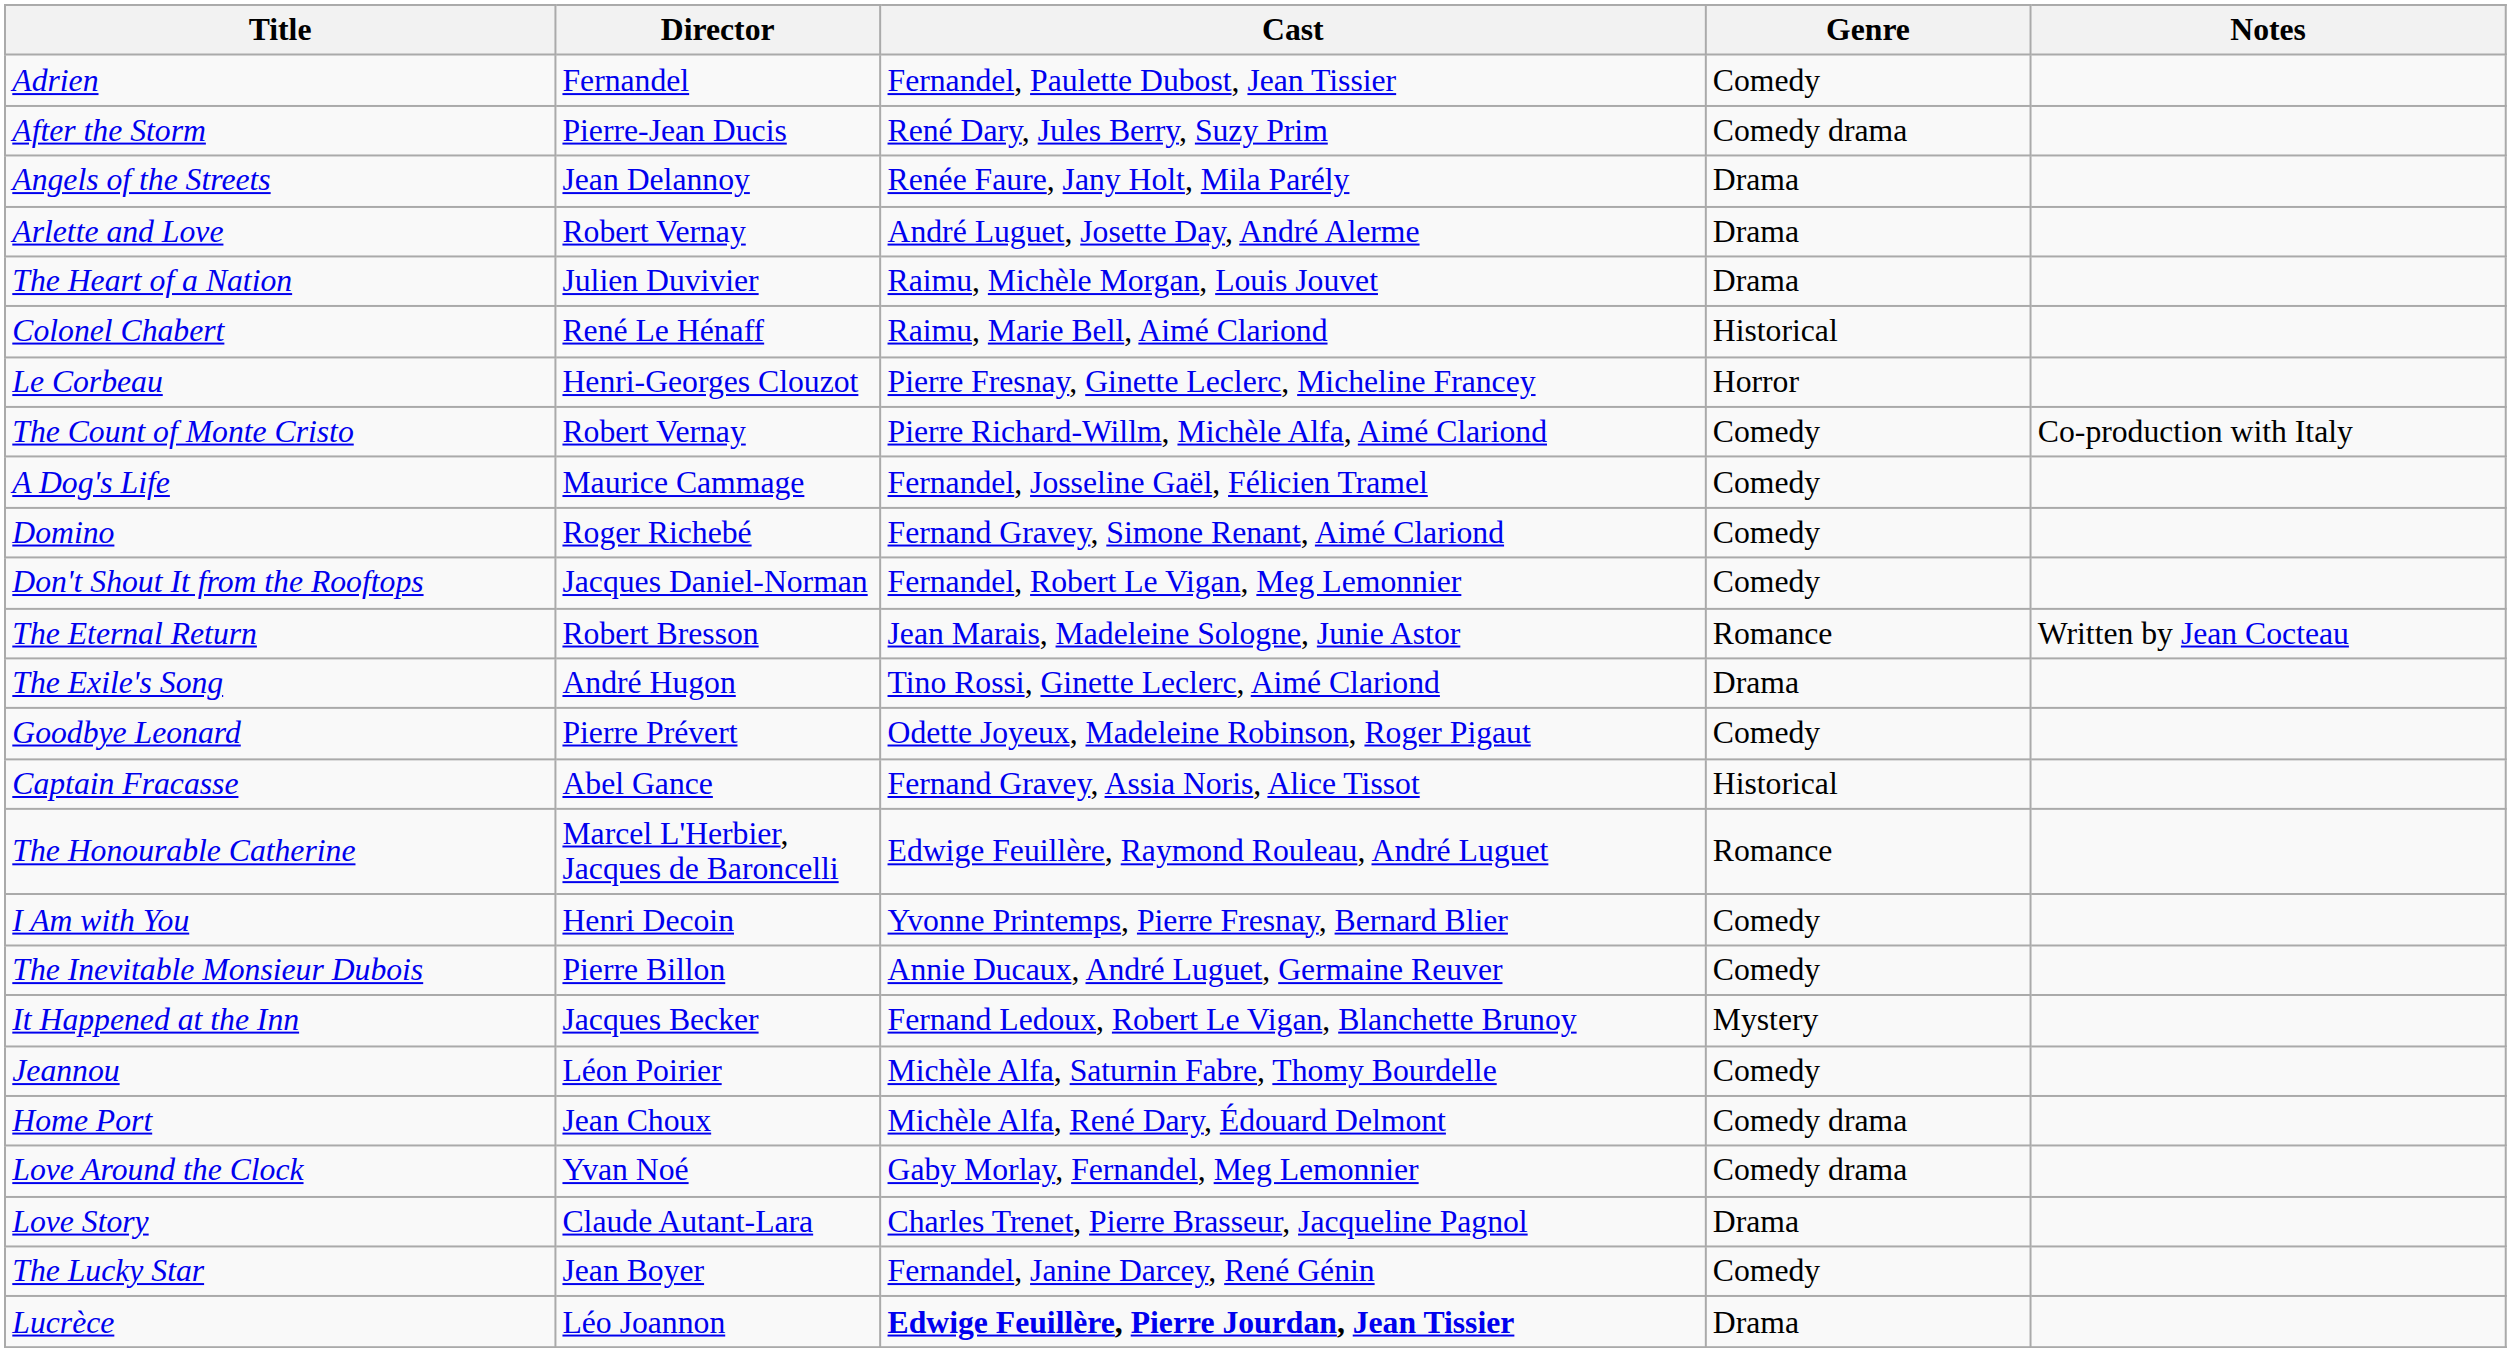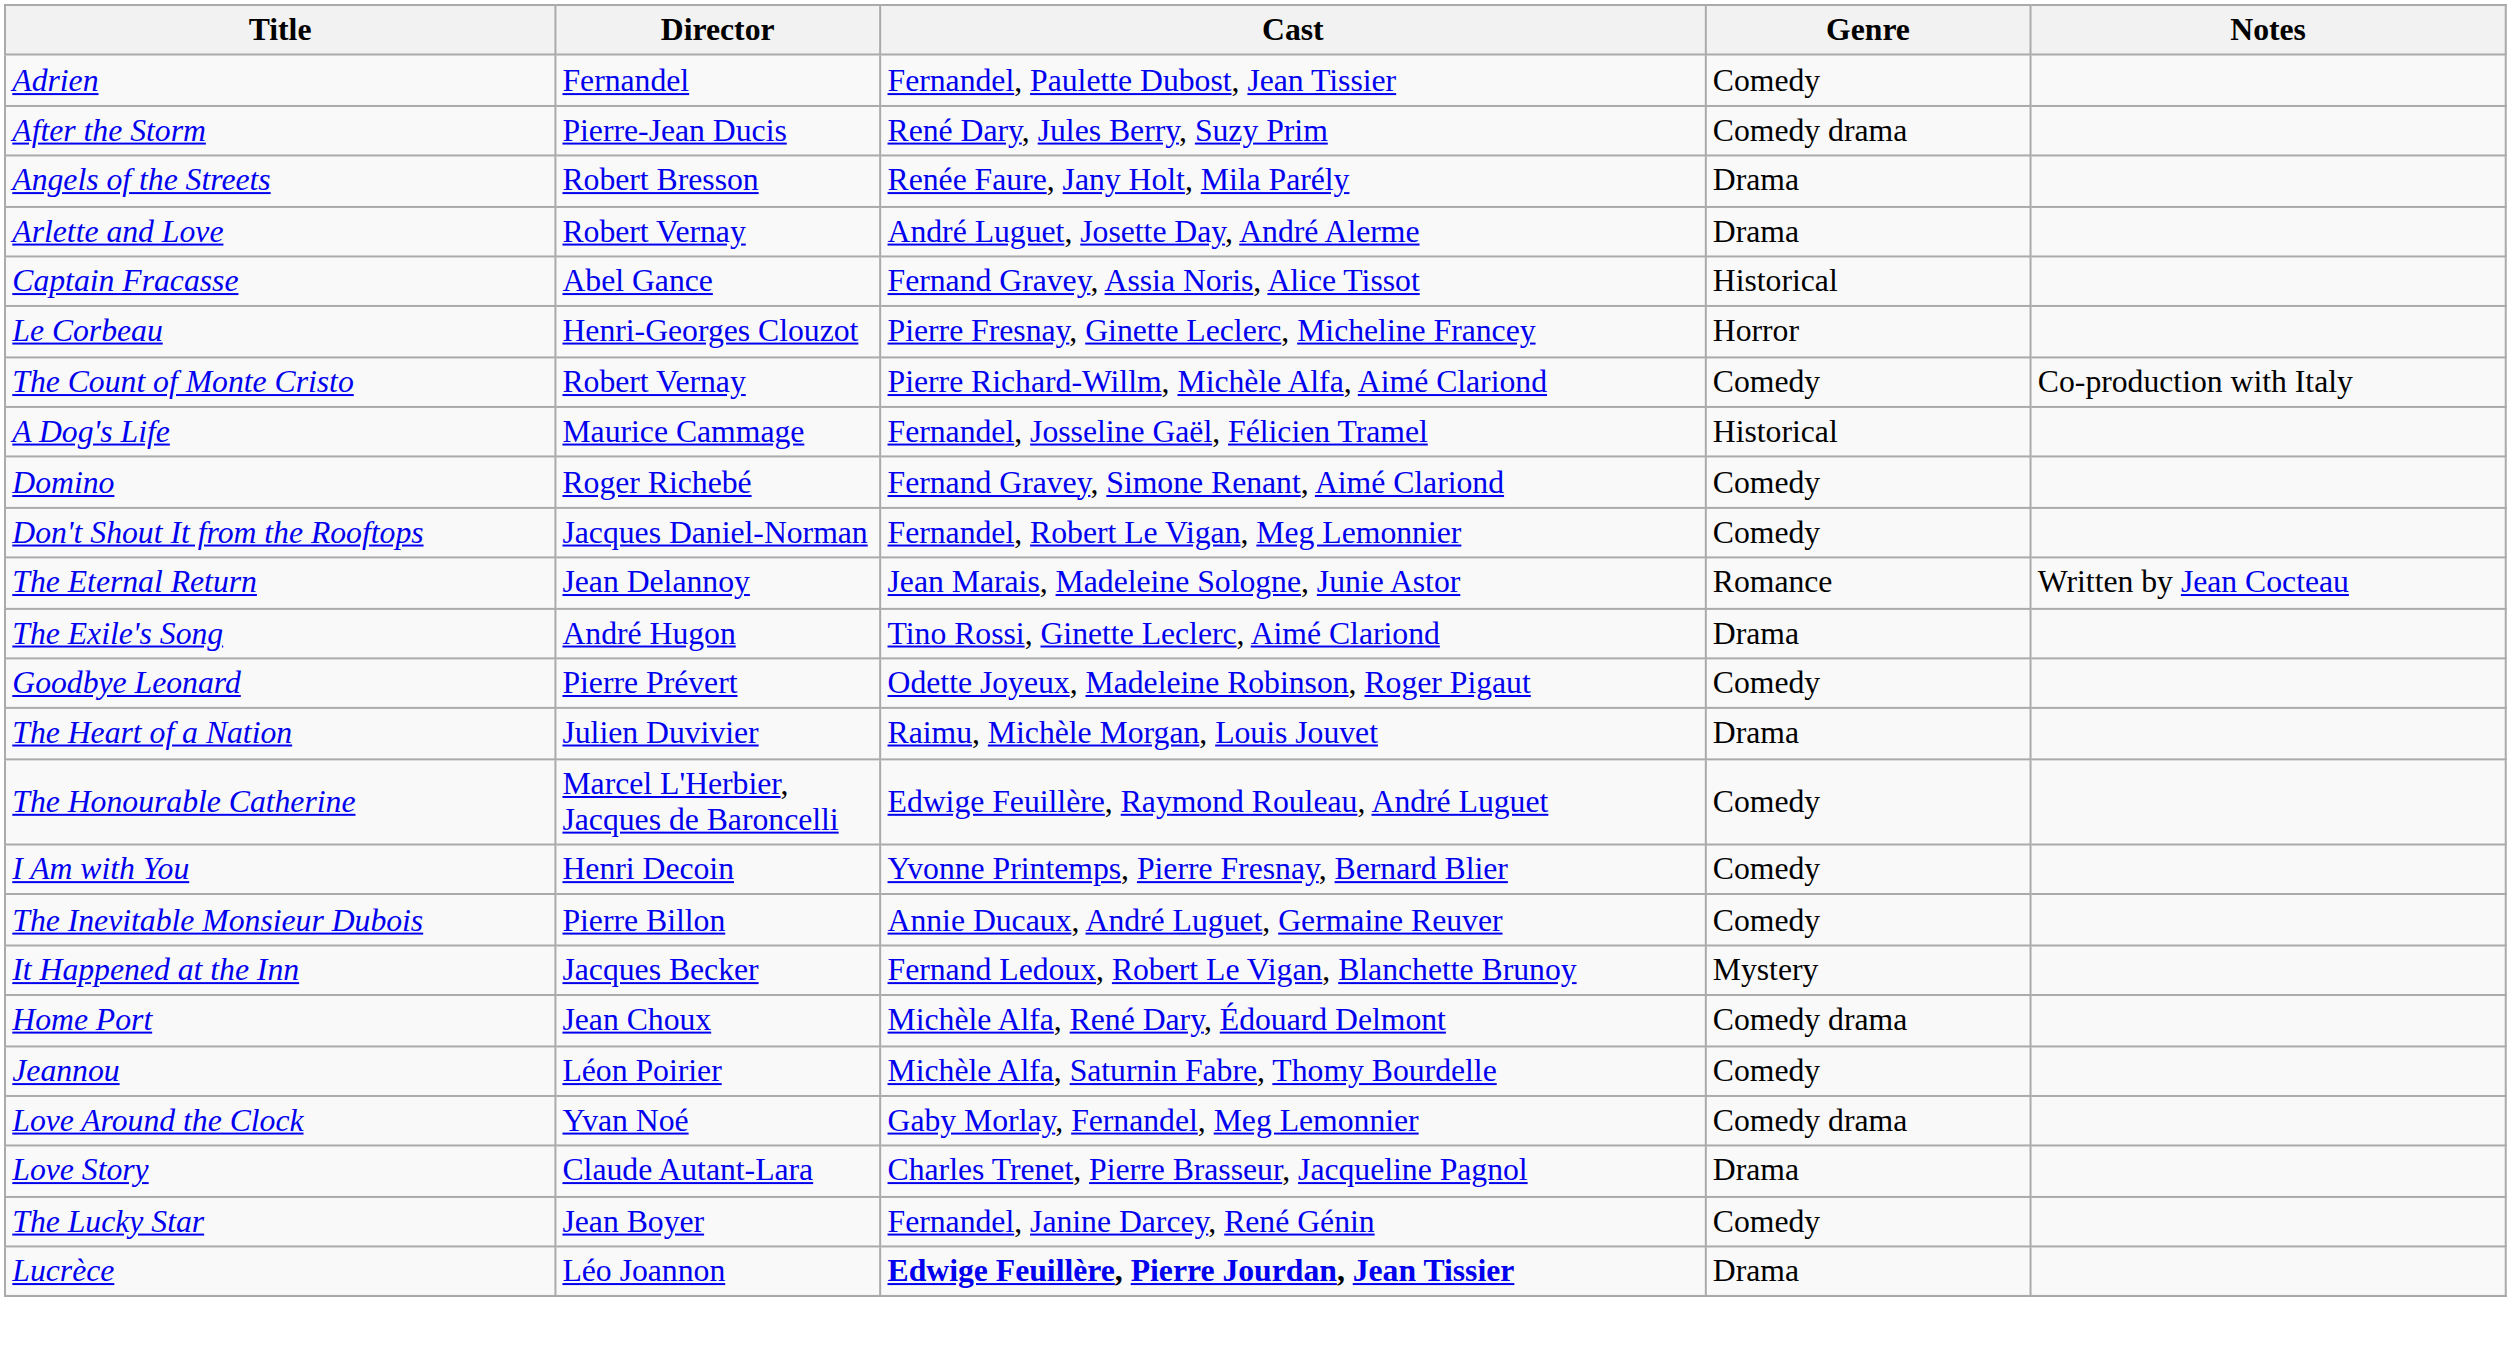(656, 180) Jean Delannoy -> (661, 180) Robert Bresson
rows swapped: (125, 783) <-> (152, 280)
- row: (118, 331)
(1766, 481) Comedy -> (1775, 431) Historical
(661, 632) Robert Bresson -> (656, 582) Jean Delannoy
(1773, 851) Romance -> (1766, 801) Comedy
rows swapped: (82, 1120) <-> (66, 1070)
